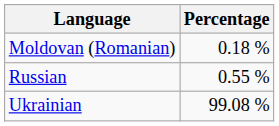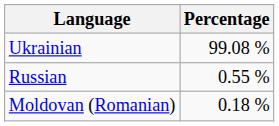rows swapped: (45, 105) <-> (92, 47)
